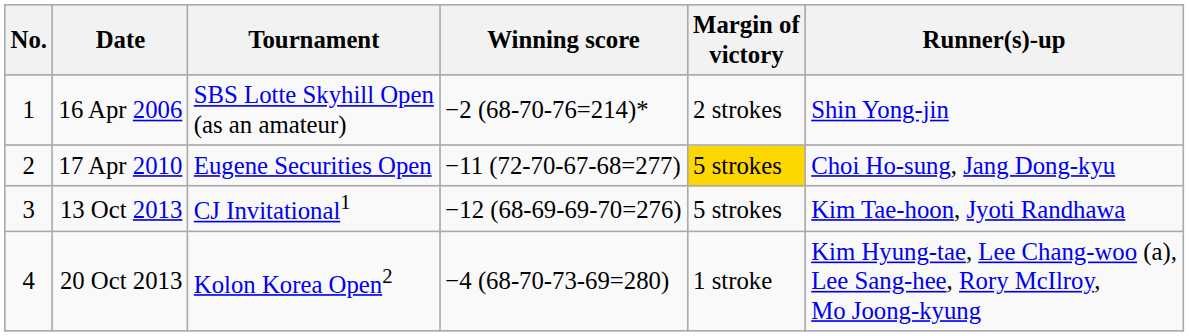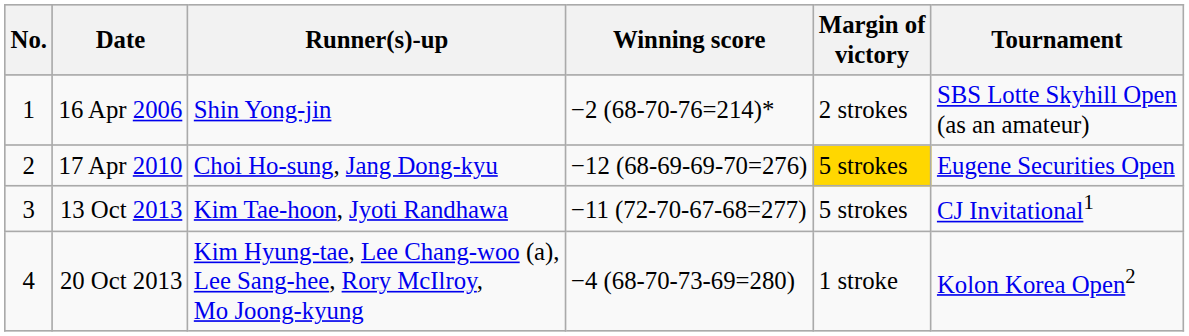columns swapped: (314, 39) <-> (994, 39)
(563, 165) −11 (72-70-67-68=277) -> (689, 165) −12 (68-69-69-70=276)
(563, 208) −12 (68-69-69-70=276) -> (689, 208) −11 (72-70-67-68=277)
